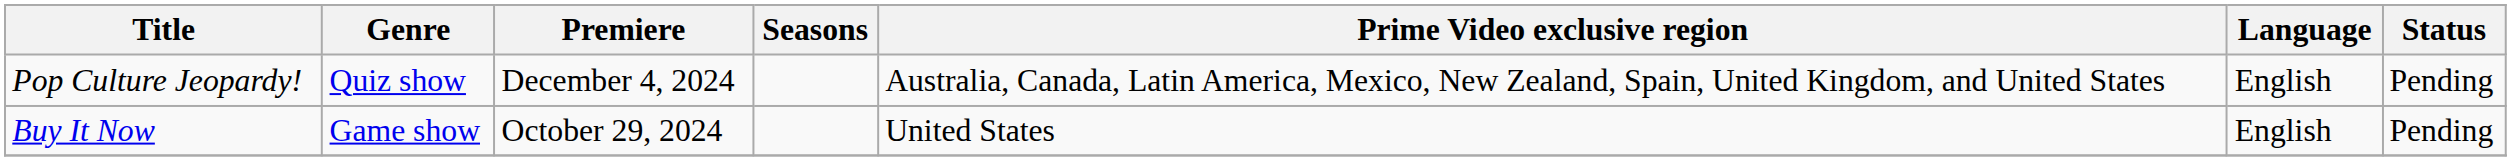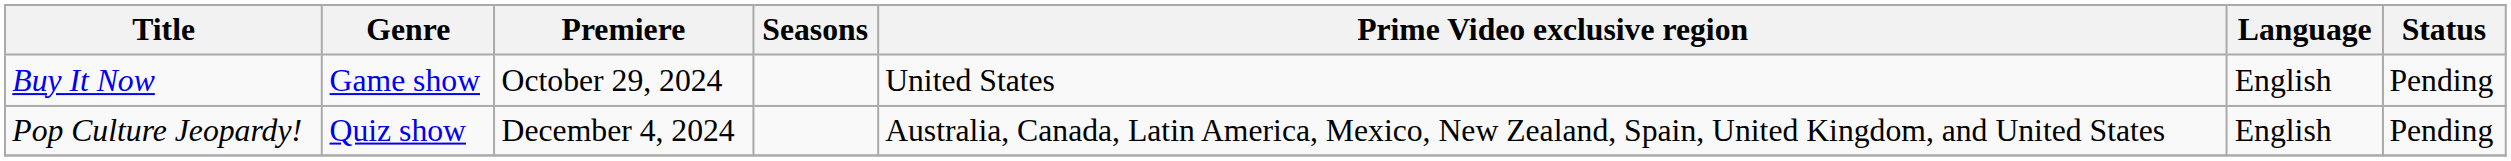rows swapped: (84, 130) <-> (157, 79)
